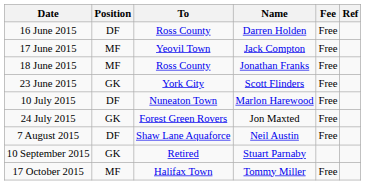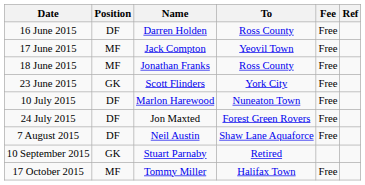columns swapped: (275, 13) <-> (183, 13)
(113, 118) GK -> (113, 118) DF
